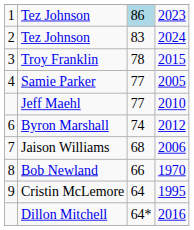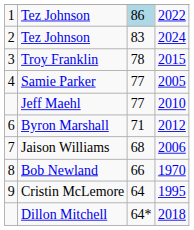(172, 15) 2023 -> (172, 15) 2022
(138, 125) 74 -> (138, 125) 71
(172, 214) 2016 -> (172, 214) 2018
